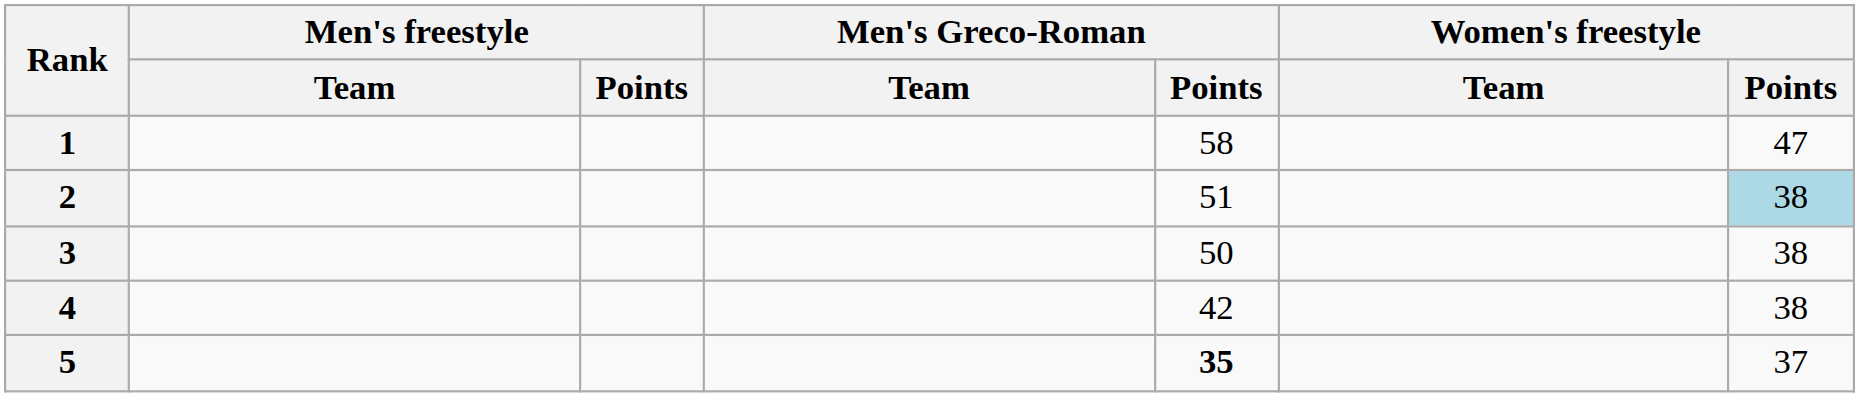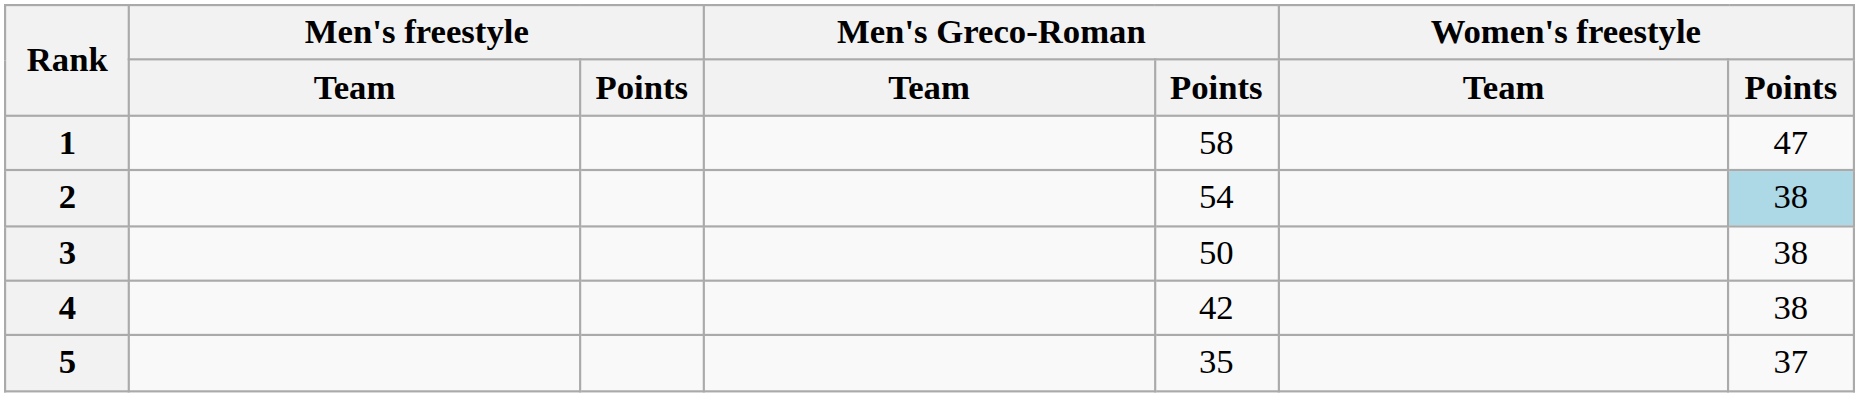(1216, 197) 51 -> (1216, 197) 54
(1216, 362) bold -> (1216, 362) normal
